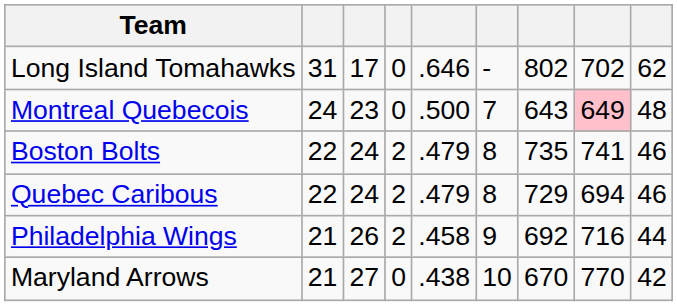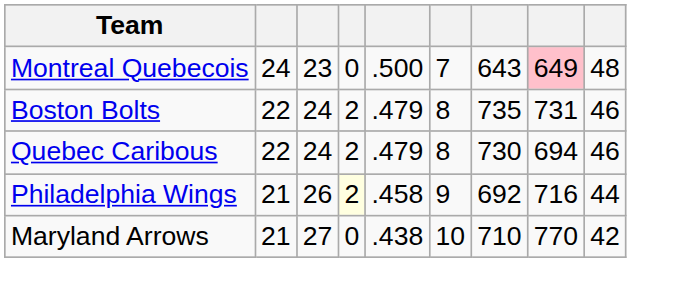- row: (153, 67)
(603, 151) 741 -> (556, 109) 731
(546, 194) 729 -> (499, 151) 730
(399, 236) no background -> (352, 194) lightyellow background
(546, 278) 670 -> (499, 236) 710
